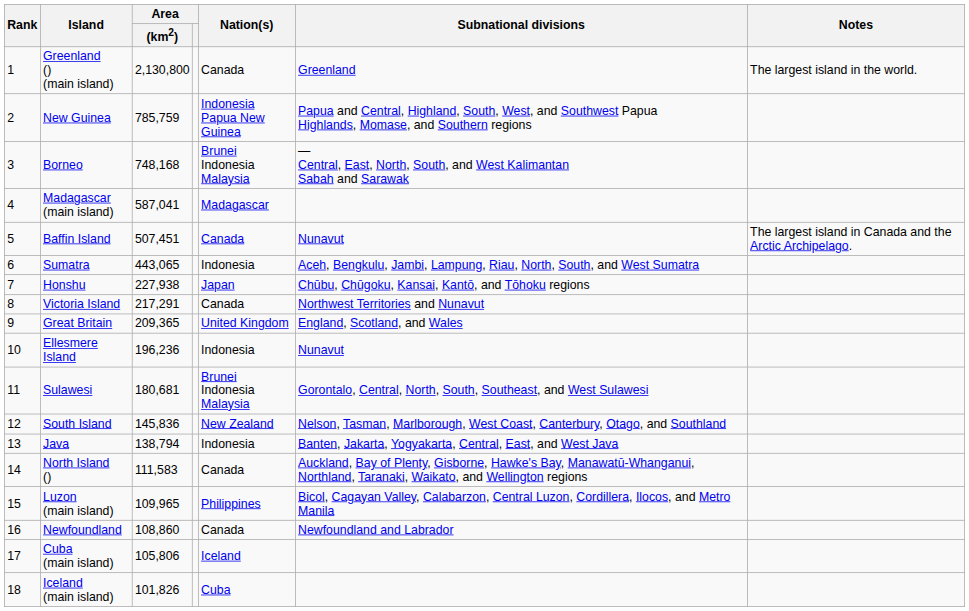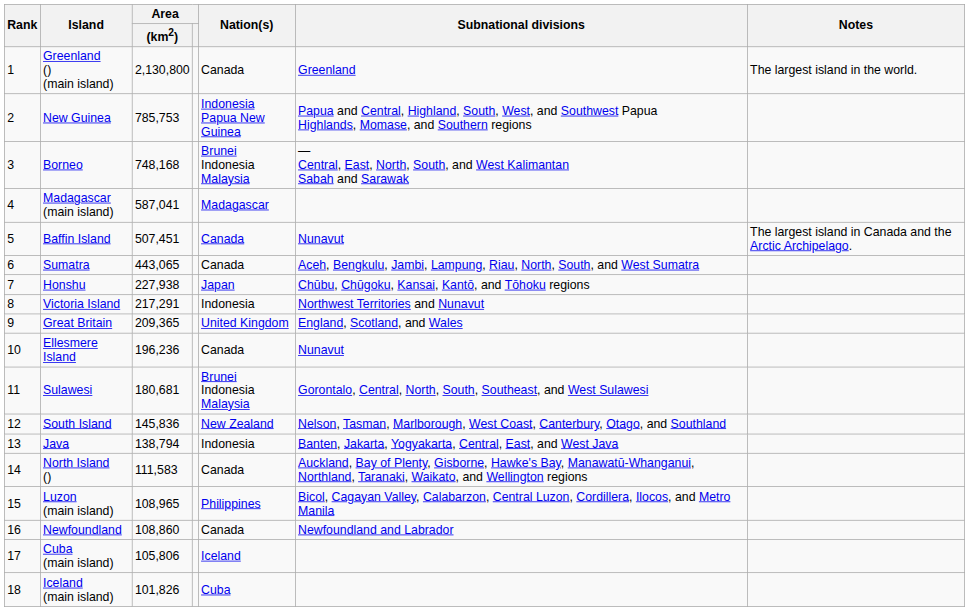(157, 117) 785,759 -> (157, 117) 785,753
(228, 265) Indonesia -> (223, 265) Canada
(223, 304) Canada -> (228, 304) Indonesia
(228, 350) Indonesia -> (223, 350) Canada
(157, 503) 109,965 -> (157, 503) 108,965
